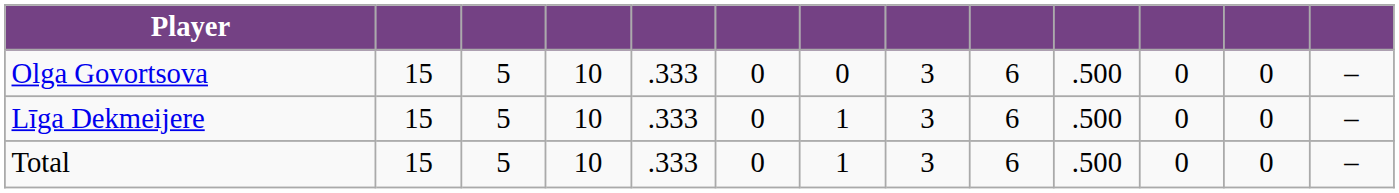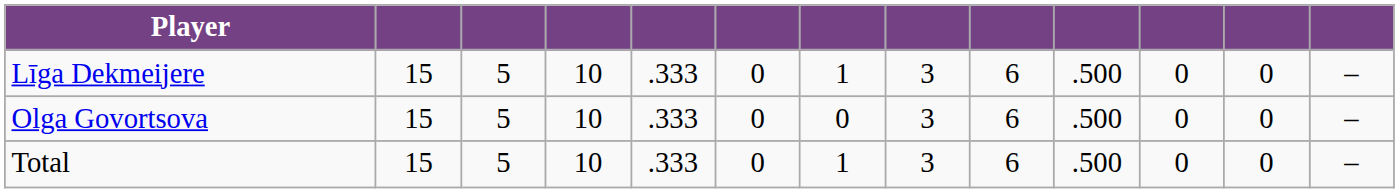rows swapped: (108, 118) <-> (110, 72)
